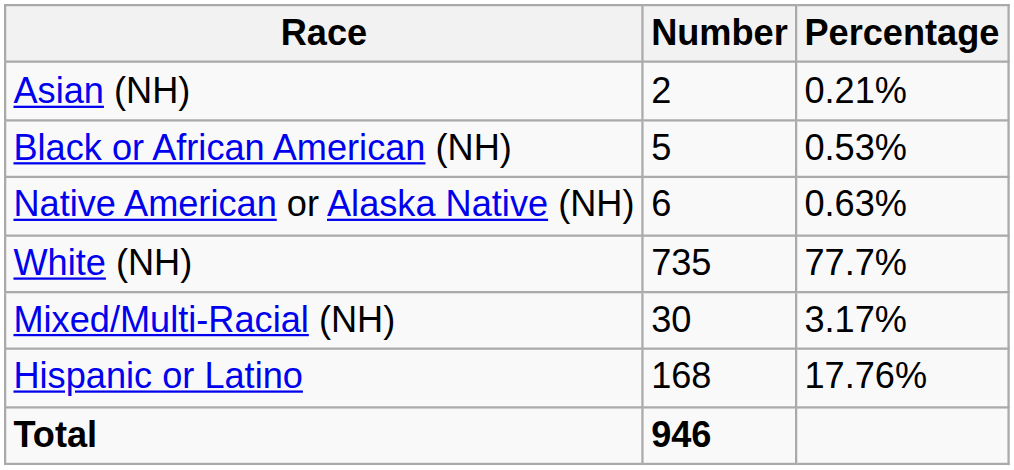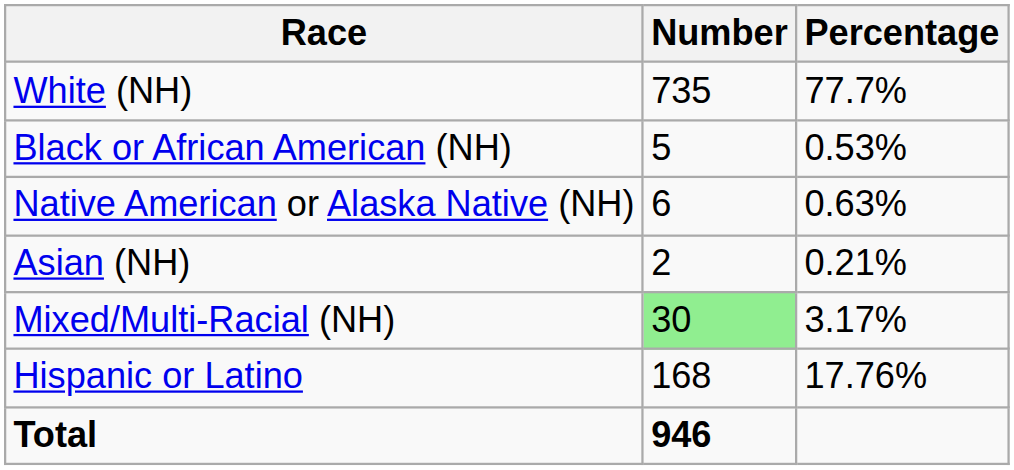rows swapped: (103, 262) <-> (102, 90)
(671, 319) no background -> (671, 319) lightgreen background
